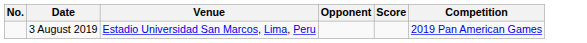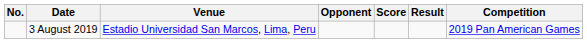+ column: (427, 13)
